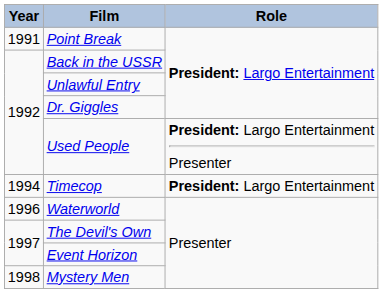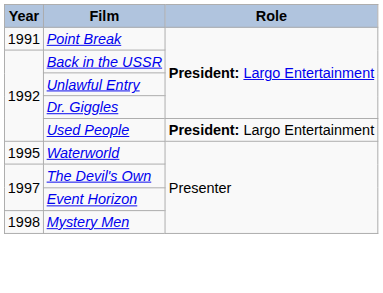(272, 147) President: Largo Entertainment Presenter -> (271, 130) President: Largo Entertainment
- row: (74, 186)
(24, 209) 1996 -> (24, 153) 1995
